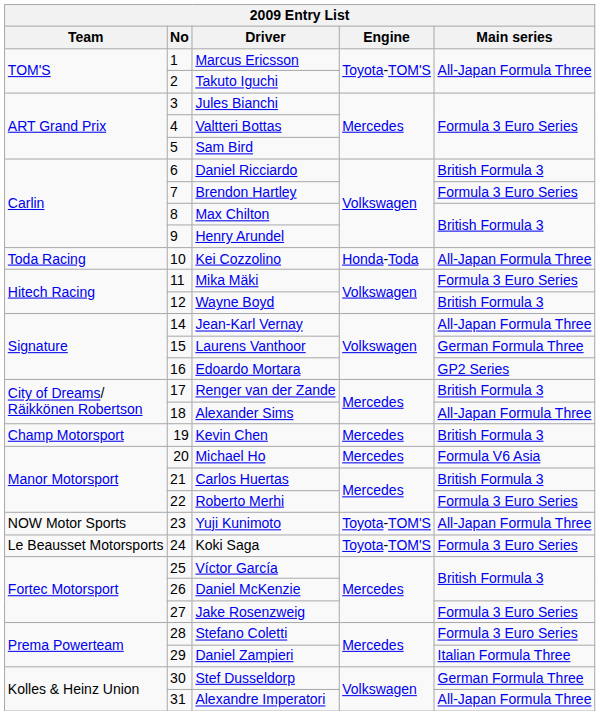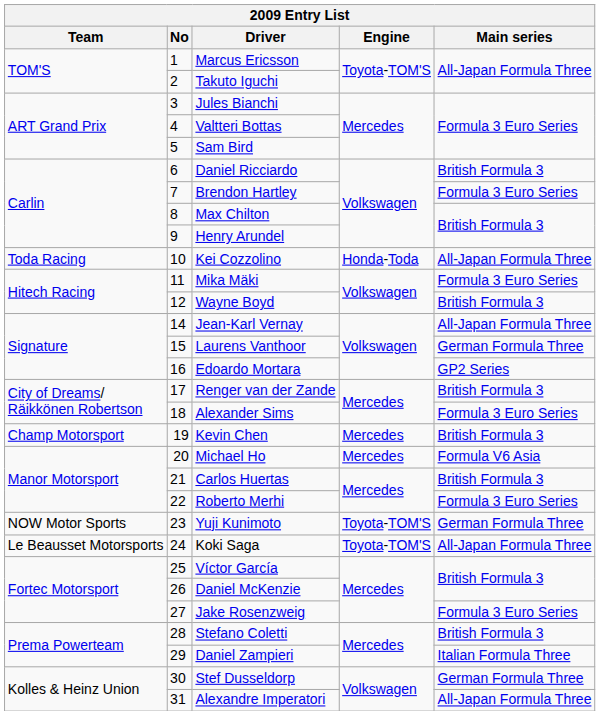(515, 413) All-Japan Formula Three -> (508, 413) Formula 3 Euro Series
(515, 523) All-Japan Formula Three -> (511, 523) German Formula Three
(508, 545) Formula 3 Euro Series -> (515, 545) All-Japan Formula Three
(508, 633) Formula 3 Euro Series -> (491, 633) British Formula 3
